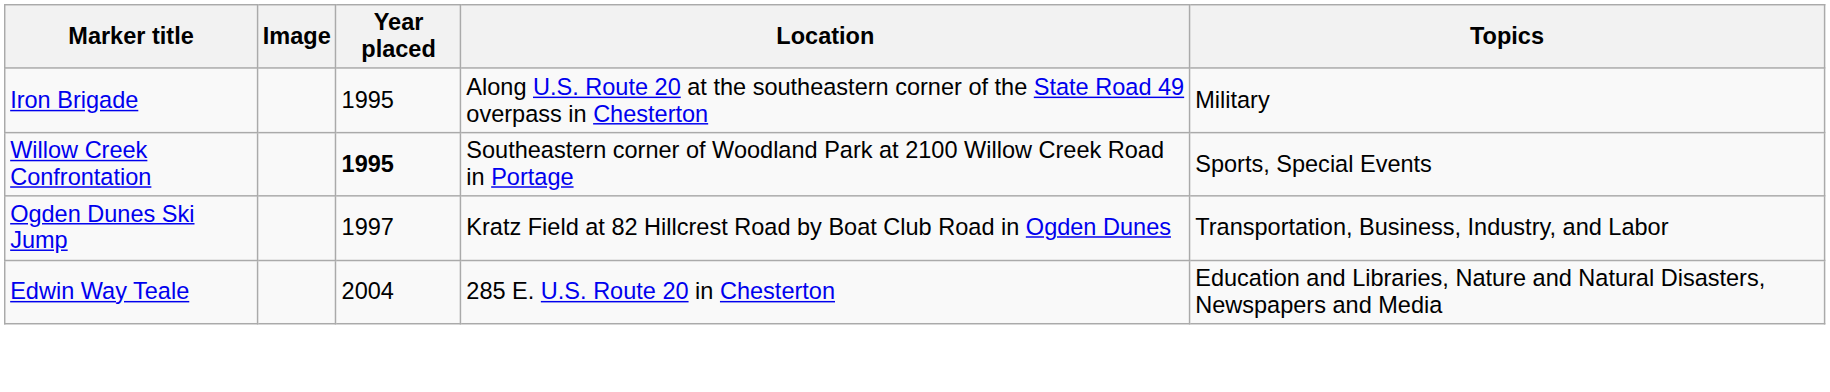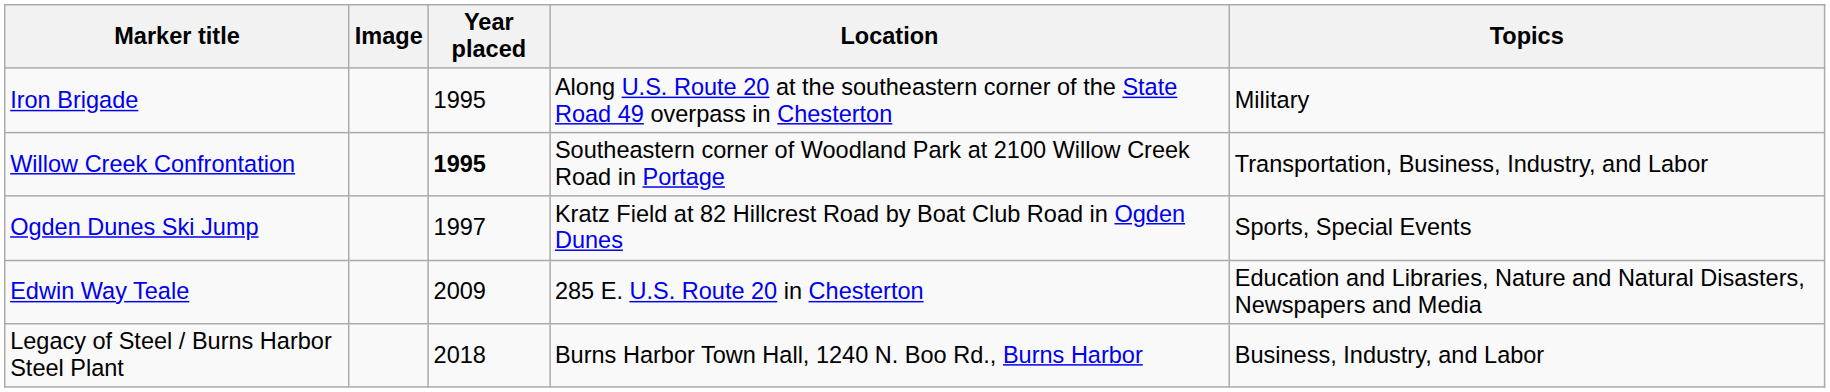(1314, 163) Sports, Special Events -> (1471, 163) Transportation, Business, Industry, and Labor
(1432, 227) Transportation, Business, Industry, and Labor -> (1353, 227) Sports, Special Events
(368, 291) 2004 -> (460, 291) 2009
+ row: (171, 355)
